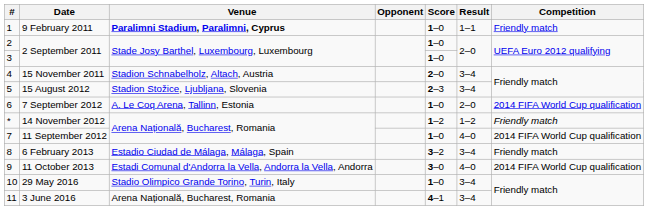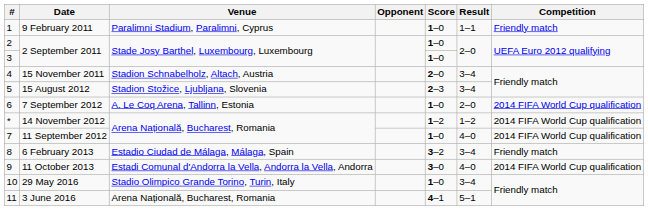(198, 27) bold -> (192, 27) normal
(526, 120) Friendly match -> (567, 120) 2014 FIFA World Cup qualification
(467, 197) 3–4 -> (467, 197) 5–1
